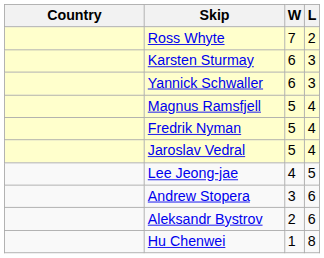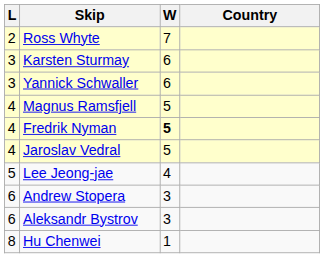columns swapped: (74, 15) <-> (312, 15)
(292, 128) normal -> (167, 128) bold
(292, 219) 2 -> (167, 219) 3
